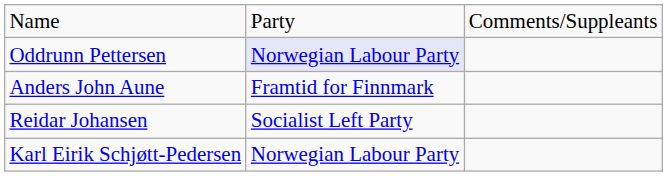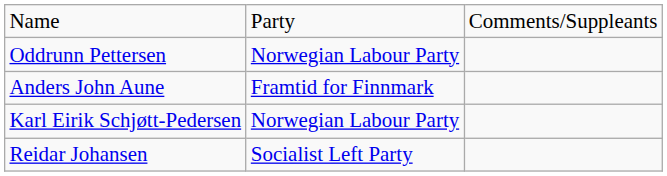(355, 54) lavender background -> (355, 54) no background
rows swapped: (125, 154) <-> (78, 120)
